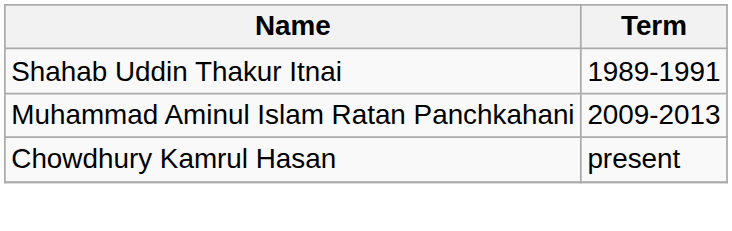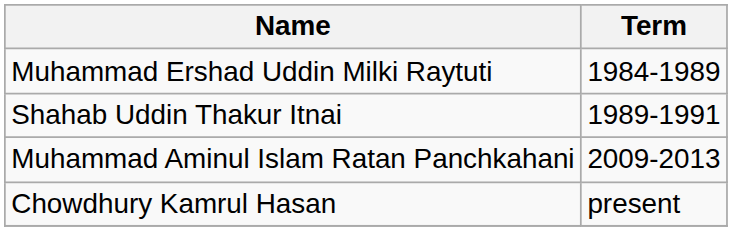+ row: (252, 70)
